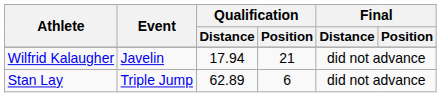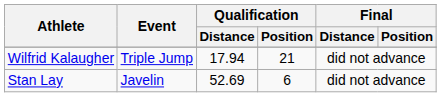(142, 59) Javelin -> (157, 59) Triple Jump
(157, 81) Triple Jump -> (142, 81) Javelin
(227, 81) 62.89 -> (227, 81) 52.69
